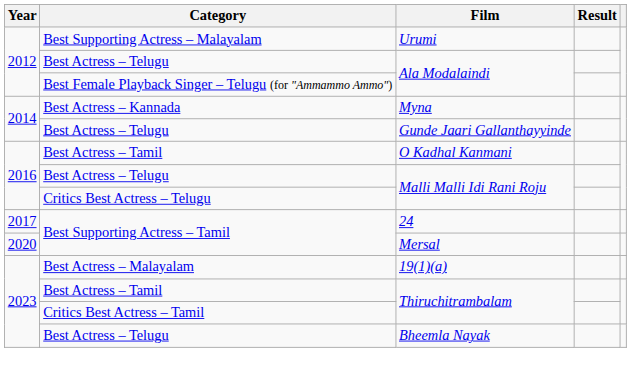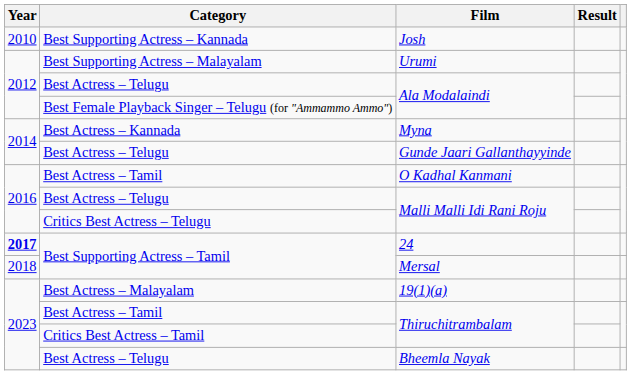+ row: (146, 38)
(22, 221) normal -> (22, 244) bold
(22, 244) 2020 -> (22, 267) 2018
